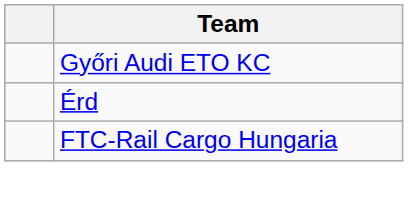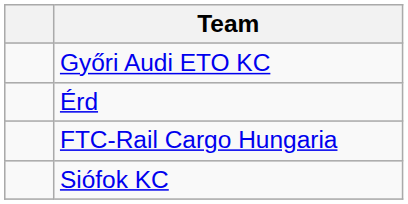+ row: (114, 179)
